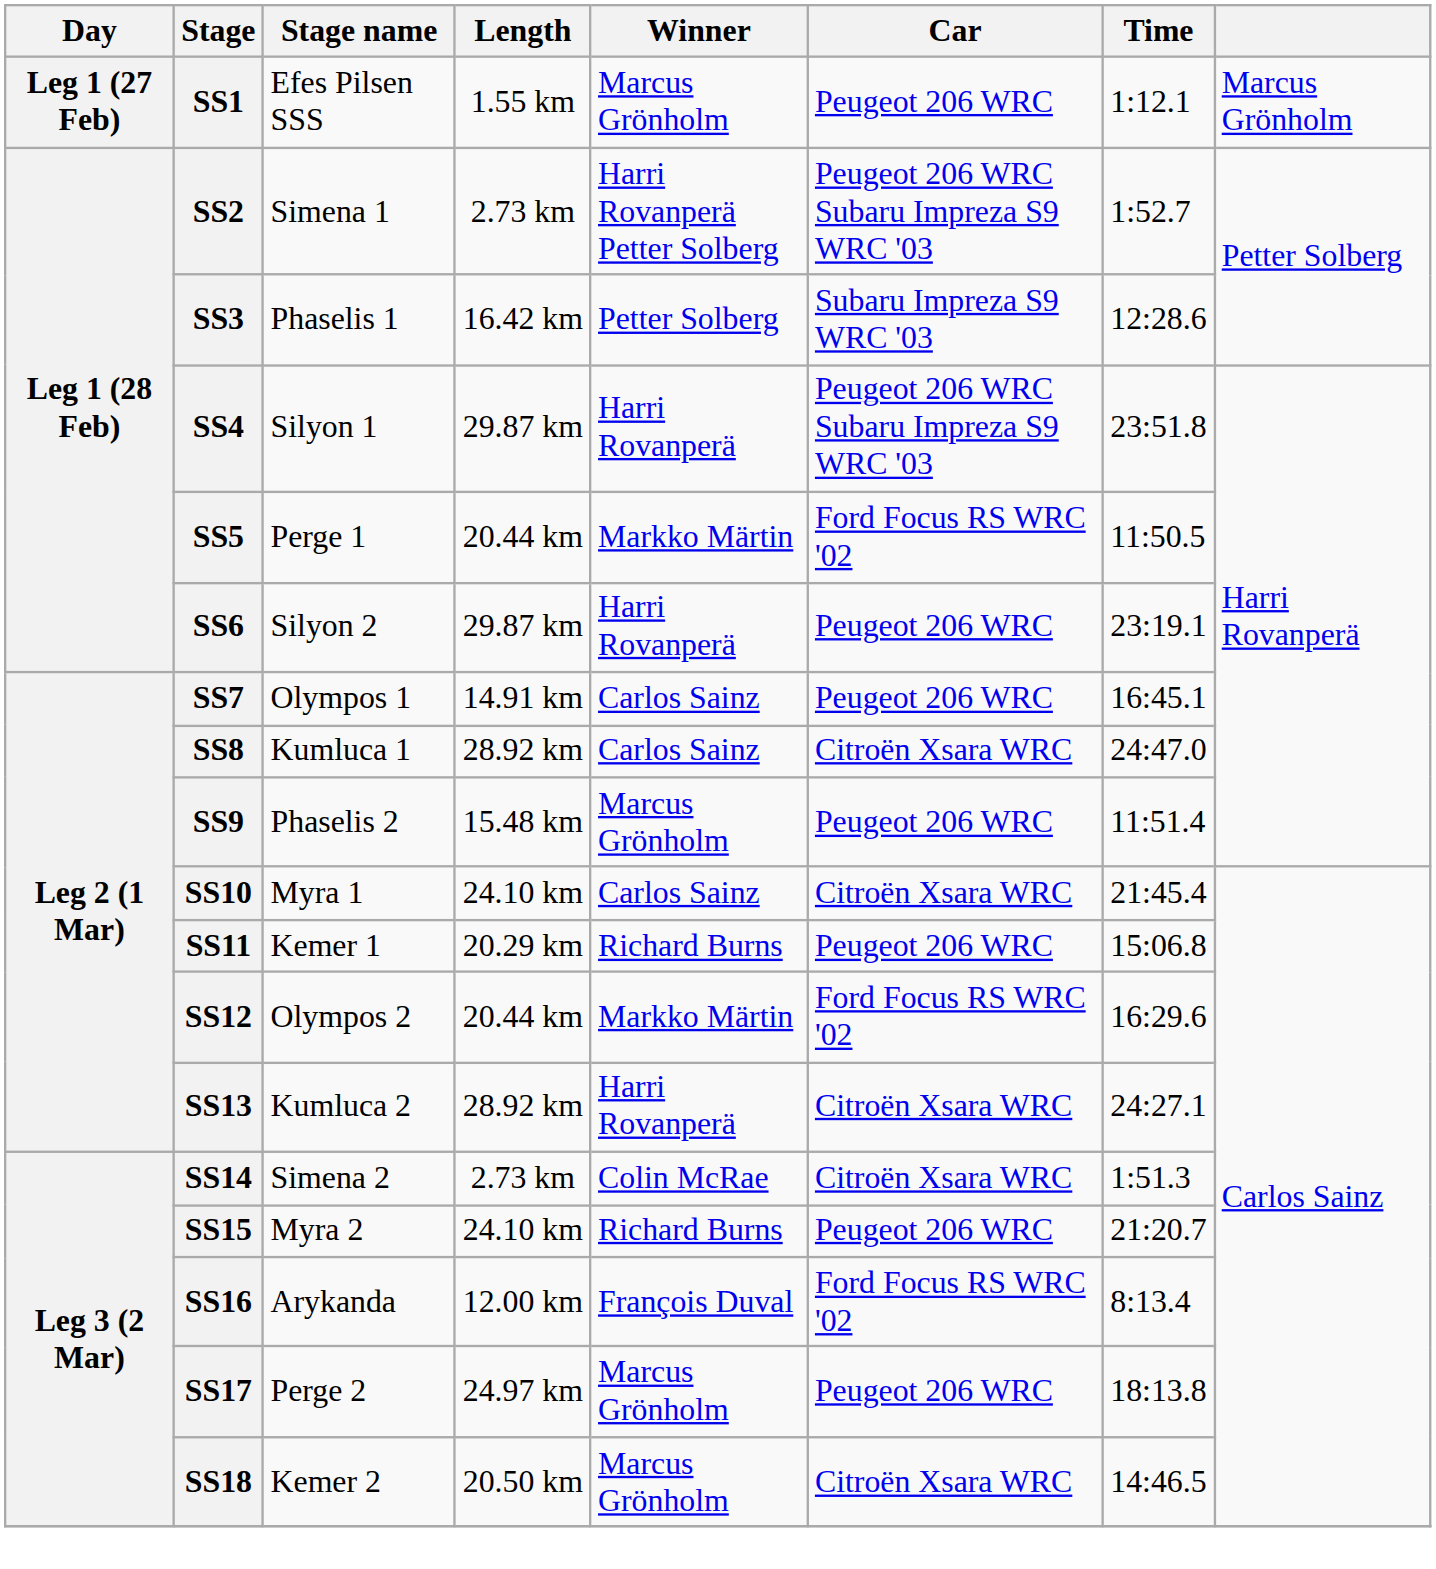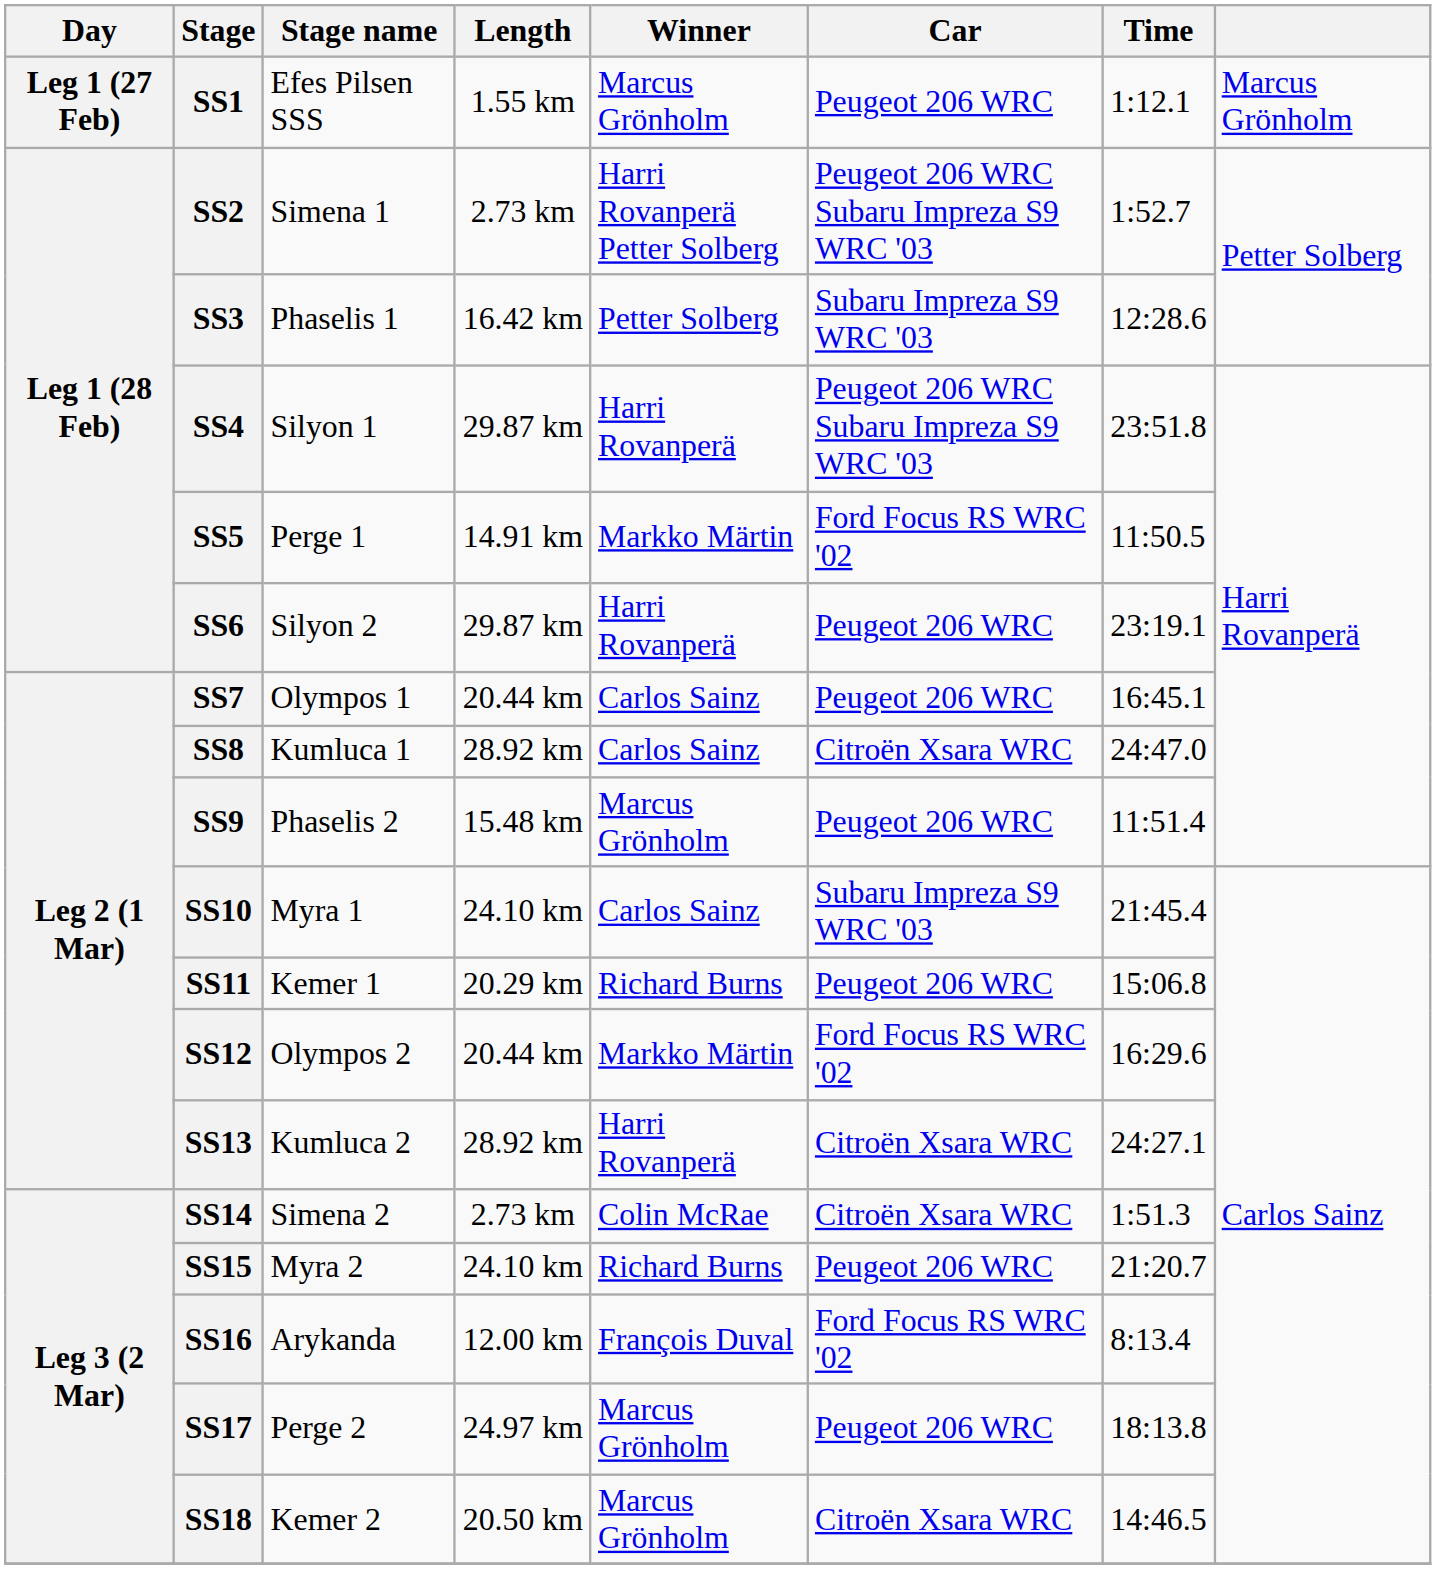(523, 536) 20.44 km -> (523, 536) 14.91 km
(523, 697) 14.91 km -> (523, 697) 20.44 km
(944, 892) Citroën Xsara WRC -> (937, 911) Subaru Impreza S9 WRC '03
